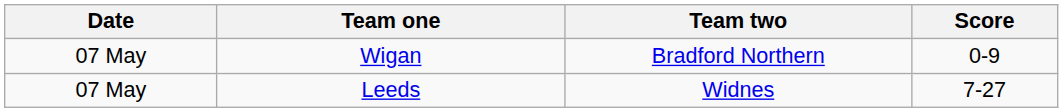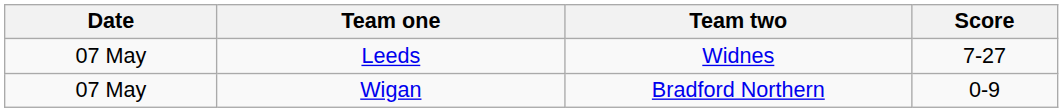rows swapped: (391, 90) <-> (391, 55)
